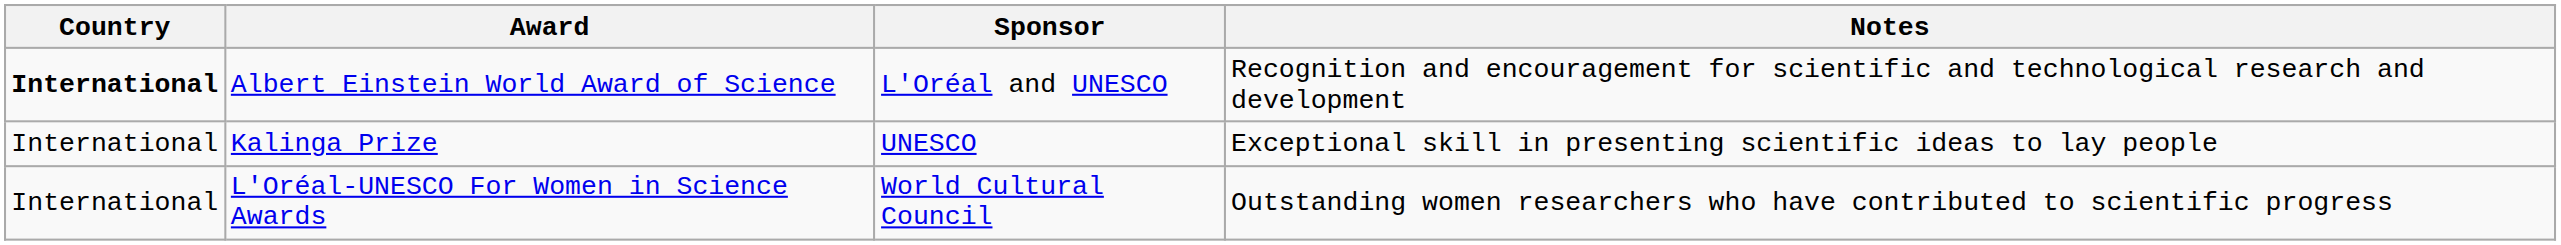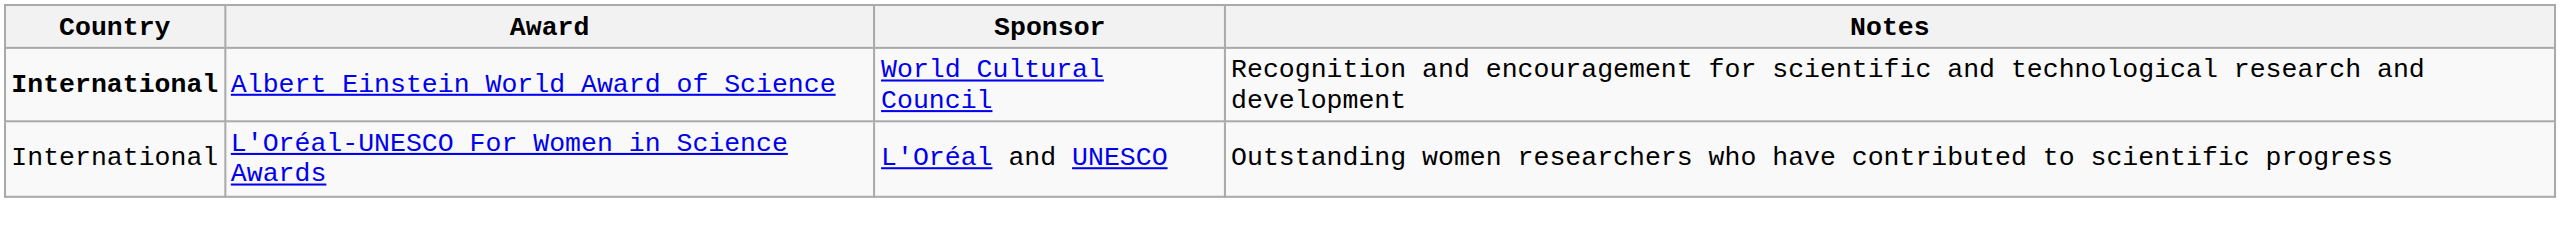(1024, 85) L'Oréal and UNESCO -> (992, 85) World Cultural Council
- row: (334, 144)
(992, 202) World Cultural Council -> (1024, 159) L'Oréal and UNESCO
